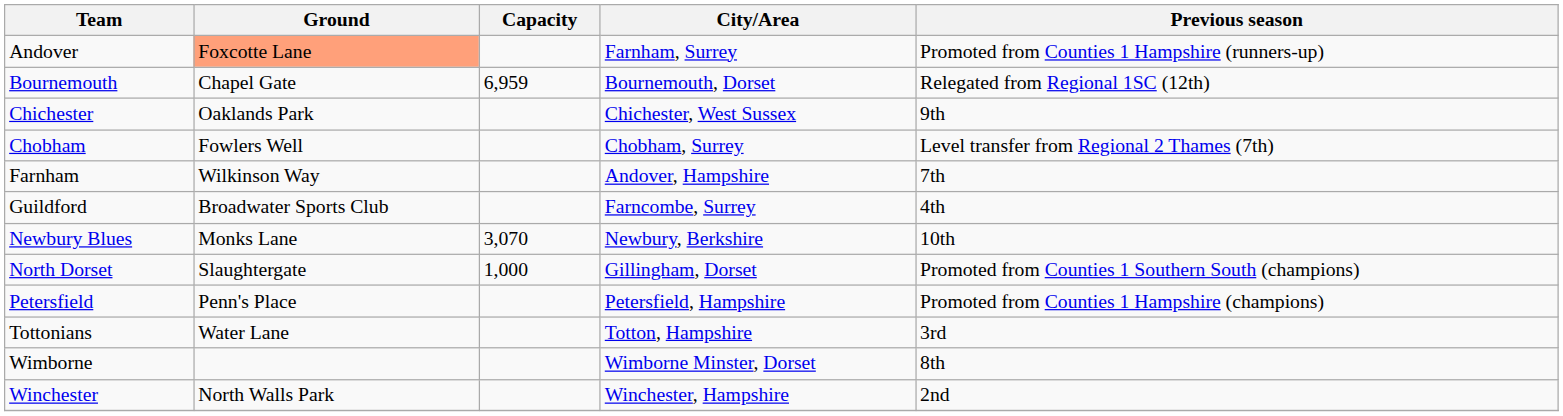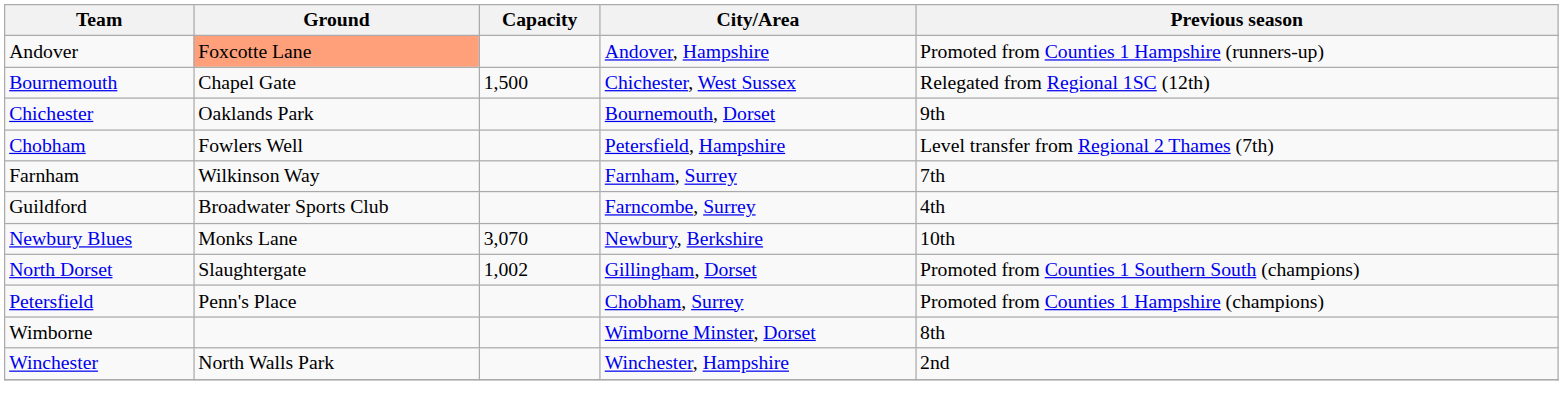(671, 51) Farnham, Surrey -> (687, 51) Andover, Hampshire
(506, 82) 6,959 -> (506, 82) 1,500
(690, 82) Bournemouth, Dorset -> (700, 82) Chichester, West Sussex
(700, 113) Chichester, West Sussex -> (690, 113) Bournemouth, Dorset
(674, 144) Chobham, Surrey -> (695, 144) Petersfield, Hampshire
(687, 176) Andover, Hampshire -> (671, 176) Farnham, Surrey
(506, 269) 1,000 -> (506, 269) 1,002
(695, 301) Petersfield, Hampshire -> (674, 301) Chobham, Surrey
- row: (51, 332)
